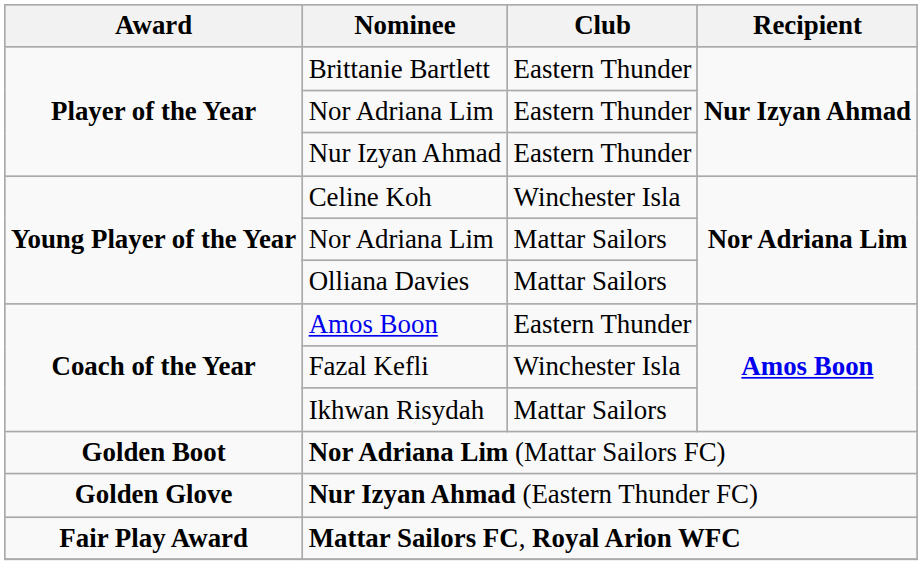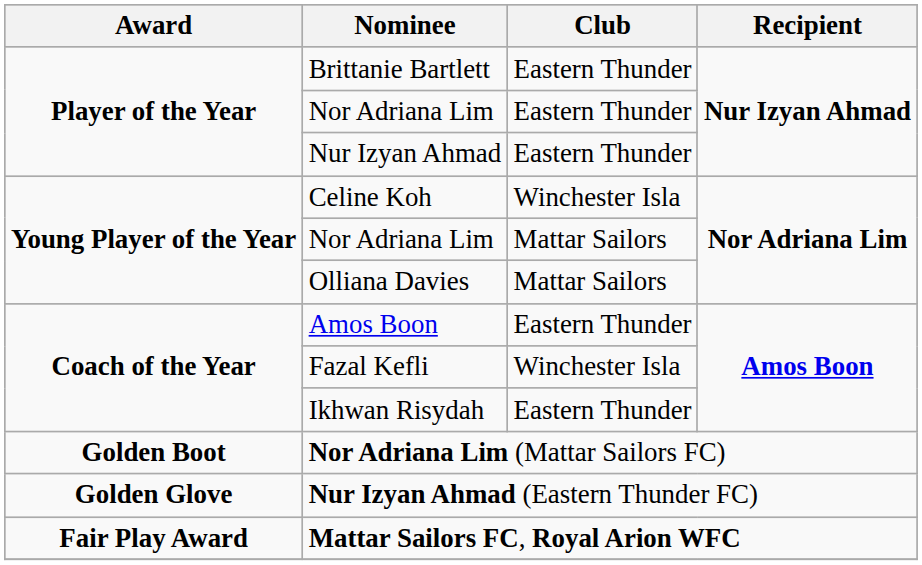(590, 409) Mattar Sailors -> (603, 409) Eastern Thunder
